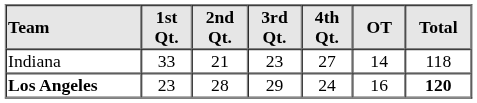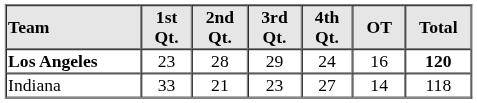rows swapped: (53, 85) <-> (34, 61)
